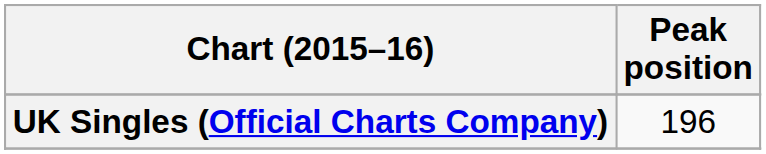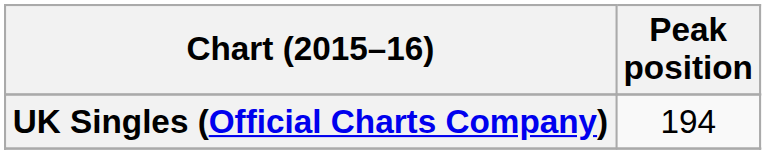(688, 121) 196 -> (688, 121) 194
